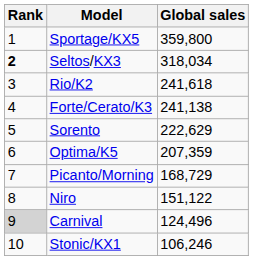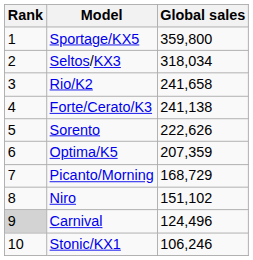(12, 61) bold -> (12, 61) normal
(186, 84) 241,618 -> (186, 84) 241,658
(186, 130) 222,629 -> (186, 130) 222,626
(186, 198) 151,122 -> (186, 198) 151,102
